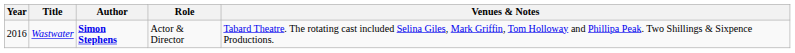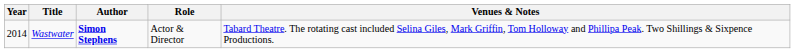(17, 34) 2016 -> (17, 34) 2014
